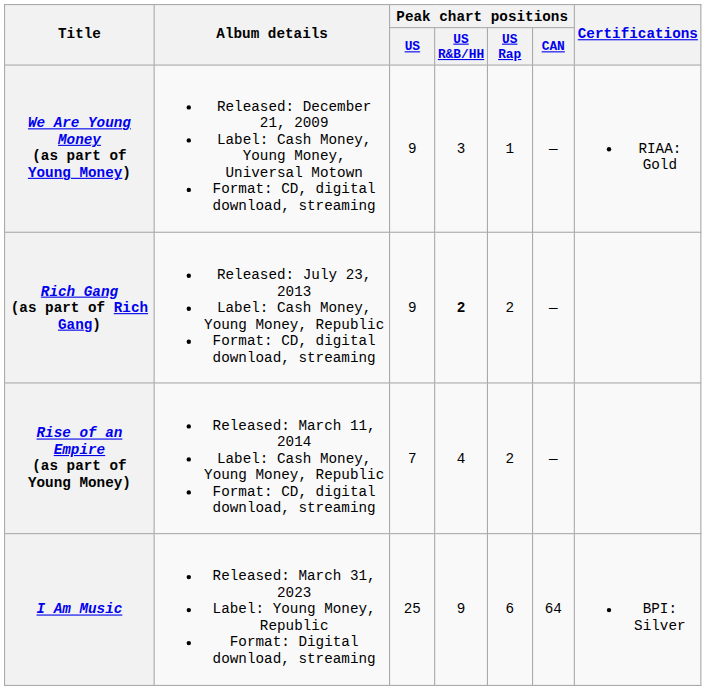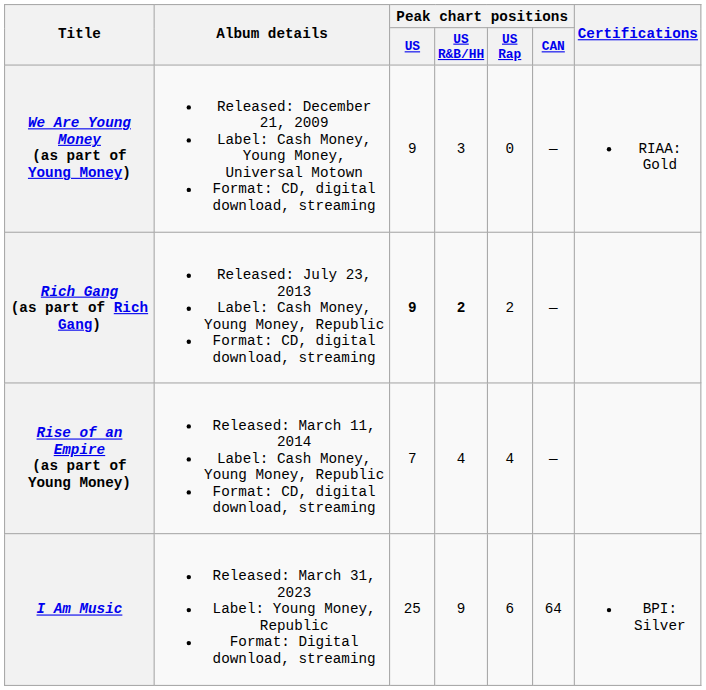(510, 149) 1 -> (510, 149) 0
(412, 308) normal -> (412, 308) bold
(510, 459) 2 -> (510, 459) 4
